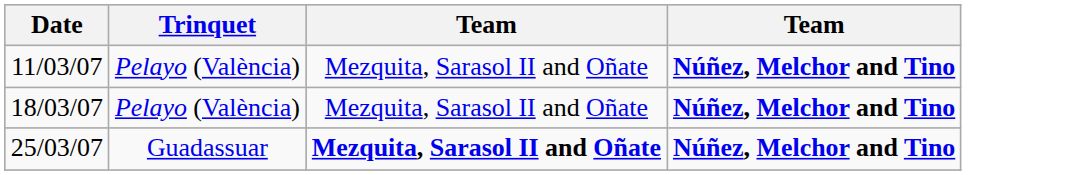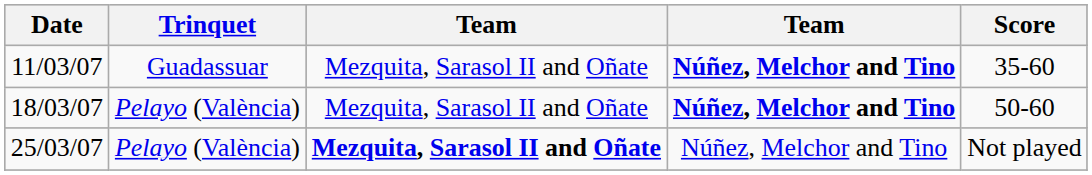+ column: (1024, 25)
(207, 66) Pelayo (València) -> (207, 66) Guadassuar
(207, 148) Guadassuar -> (207, 148) Pelayo (València)
(814, 148) bold -> (814, 148) normal
